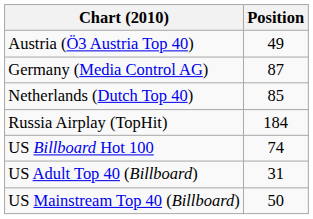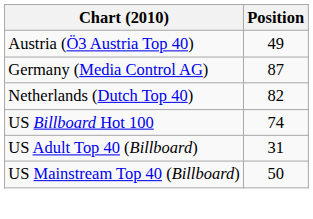(276, 95) 85 -> (276, 95) 82
- row: (88, 122)
